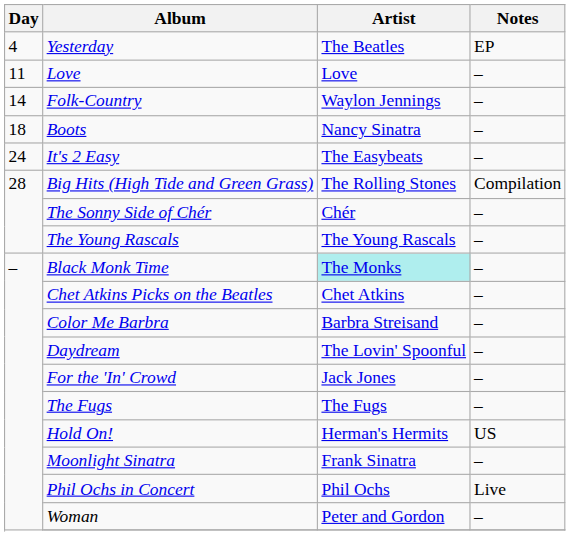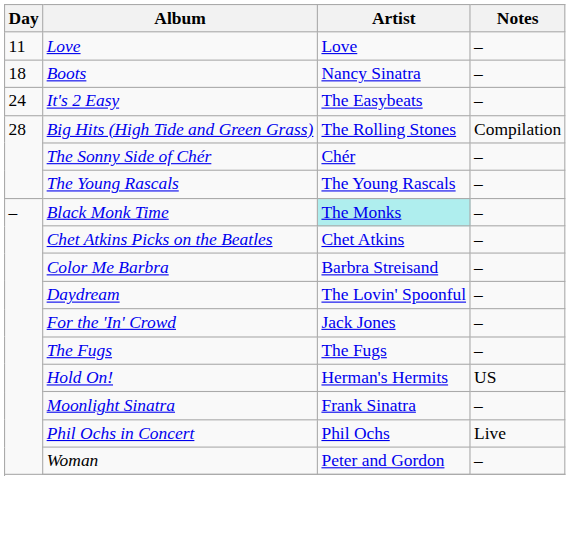- row: (80, 45)
- row: (94, 101)
